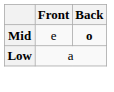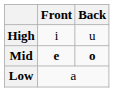+ row: (21, 35)
(54, 35) normal -> (56, 55) bold
